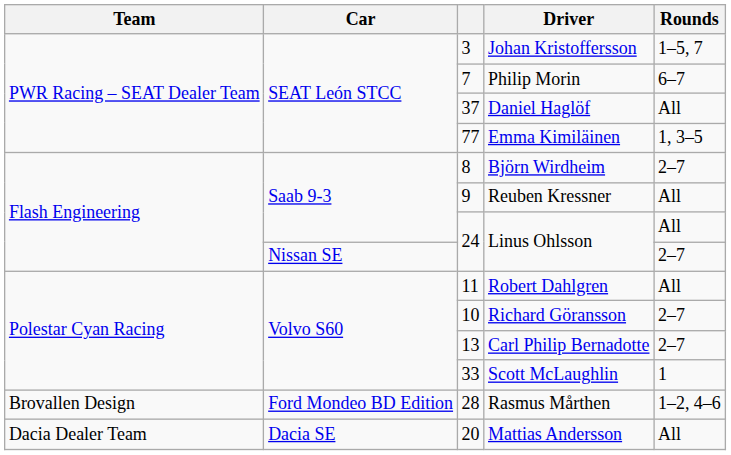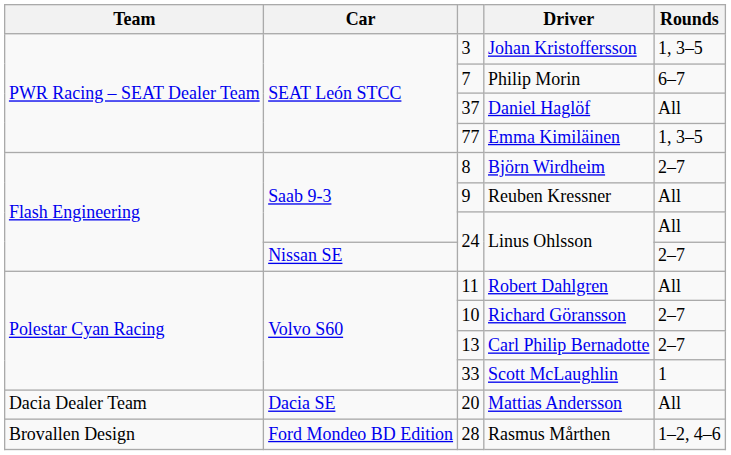(680, 48) 1–5, 7 -> (680, 48) 1, 3–5
rows swapped: (302, 433) <-> (361, 403)
